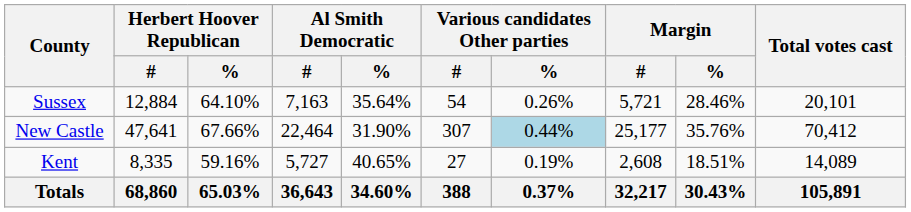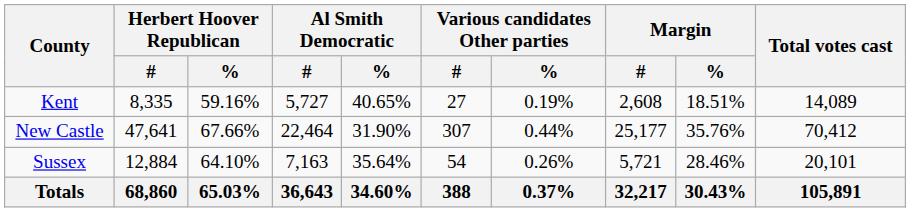rows swapped: (60, 161) <-> (60, 101)
(549, 131) lightblue background -> (549, 131) no background
